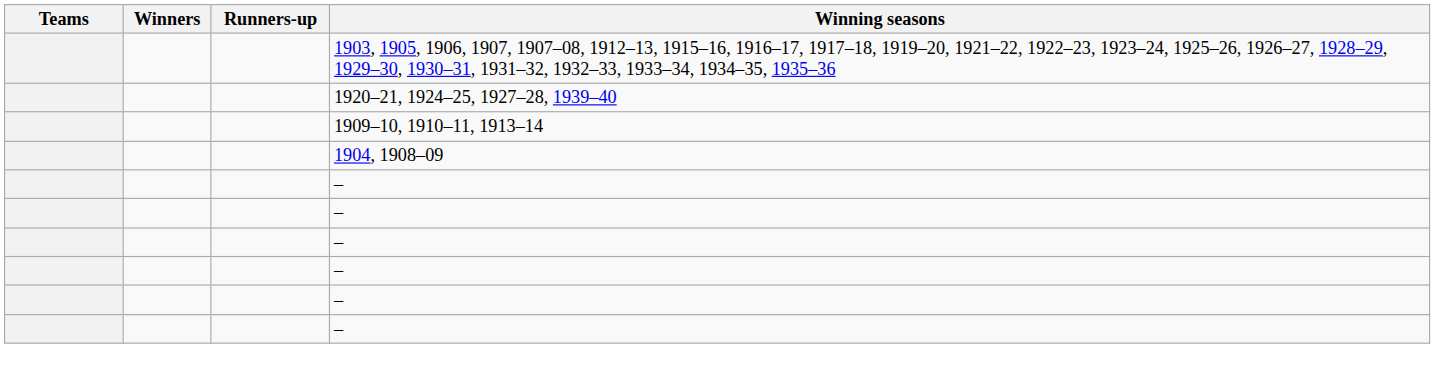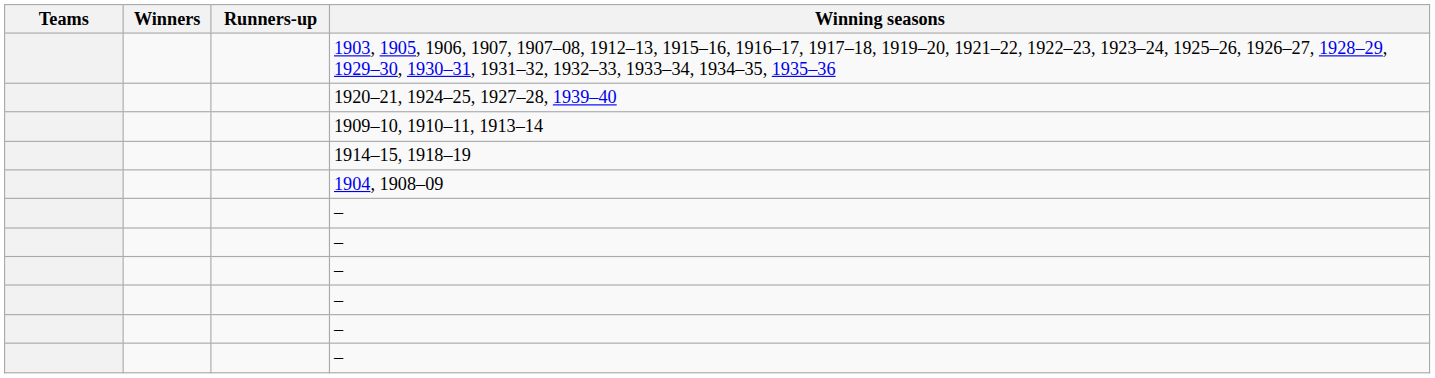+ row: (64, 155)
